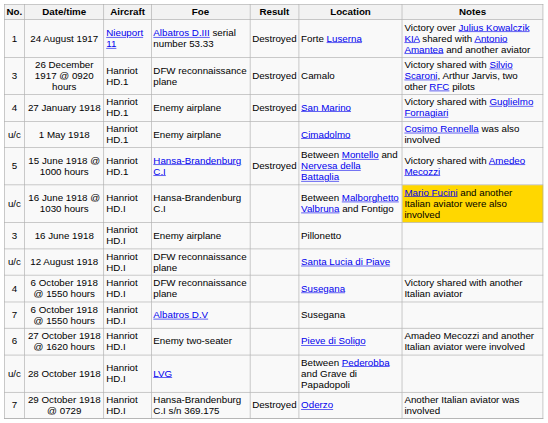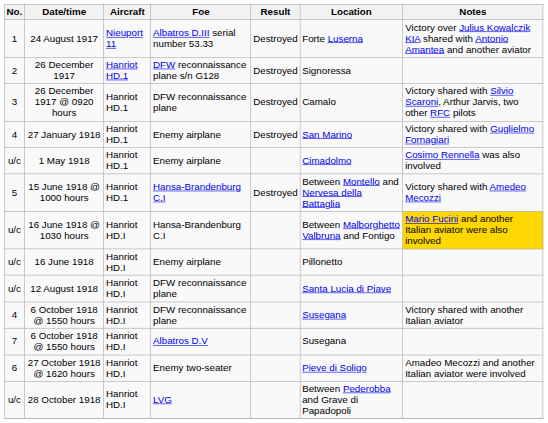+ row: (64, 70)
(14, 235) 3 -> (14, 262) u/c
- row: (64, 405)
